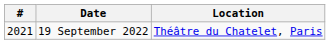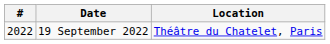(20, 31) 2021 -> (20, 31) 2022
